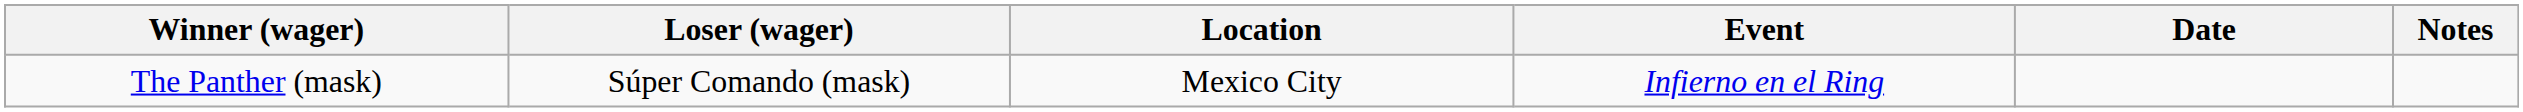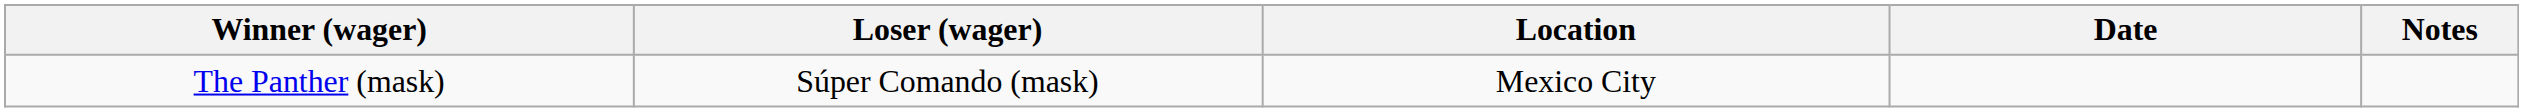- column: (1764, 29)
